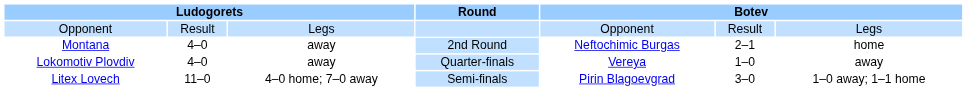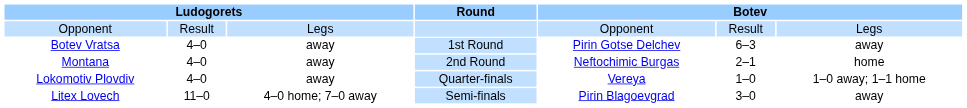+ row: (85, 45)
(869, 62) away -> (869, 79) 1–0 away; 1–1 home
(869, 79) 1–0 away; 1–1 home -> (869, 95) away
